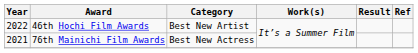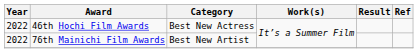(209, 26) Best New Artist -> (212, 26) Best New Actress
(17, 40) 2021 -> (17, 40) 2022
(212, 40) Best New Actress -> (209, 40) Best New Artist
